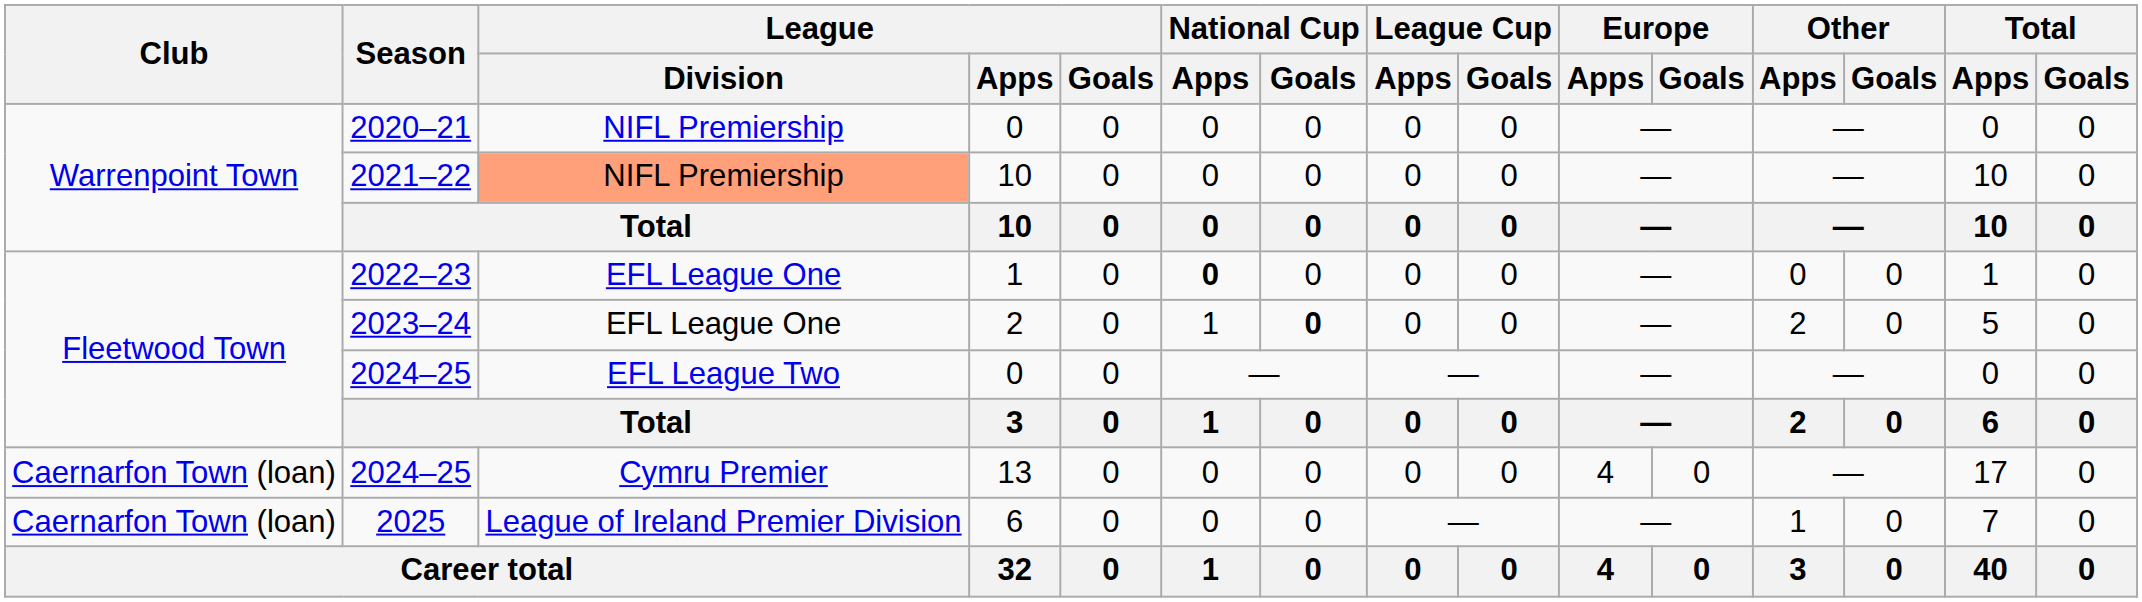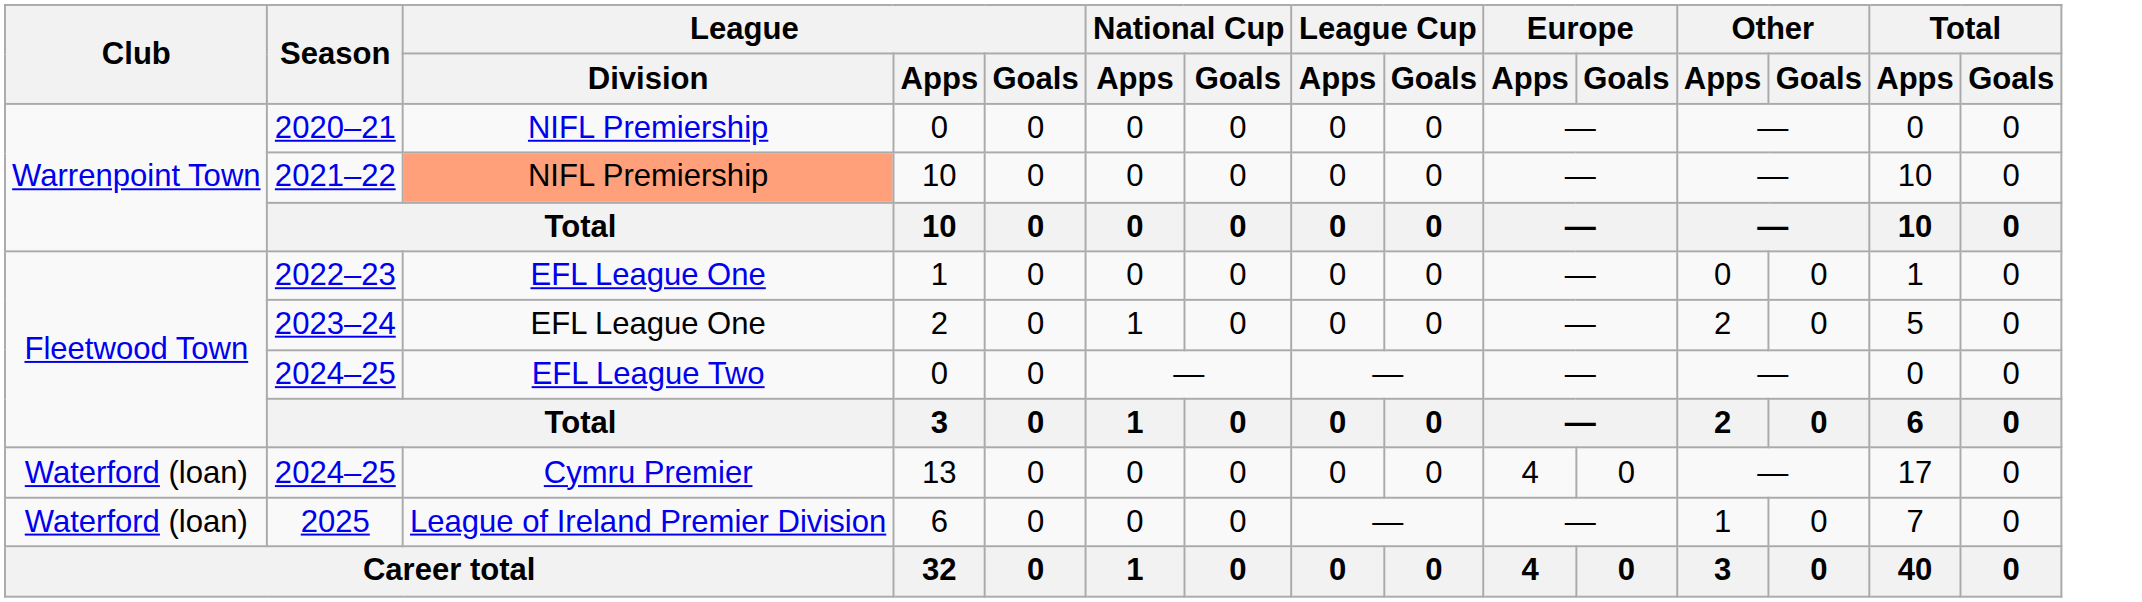(1210, 275) bold -> (1135, 275) normal
(1313, 324) bold -> (1238, 324) normal
(174, 472) Caernarfon Town (loan) -> (136, 472) Waterford (loan)
(174, 521) Caernarfon Town (loan) -> (136, 521) Waterford (loan)
